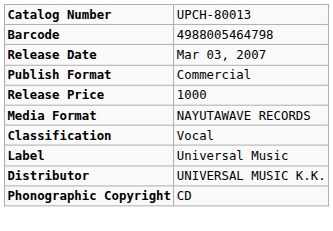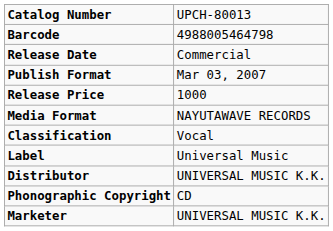(221, 55) Mar 03, 2007 -> (214, 55) Commercial
(214, 75) Commercial -> (221, 75) Mar 03, 2007
+ row: (37, 216)
